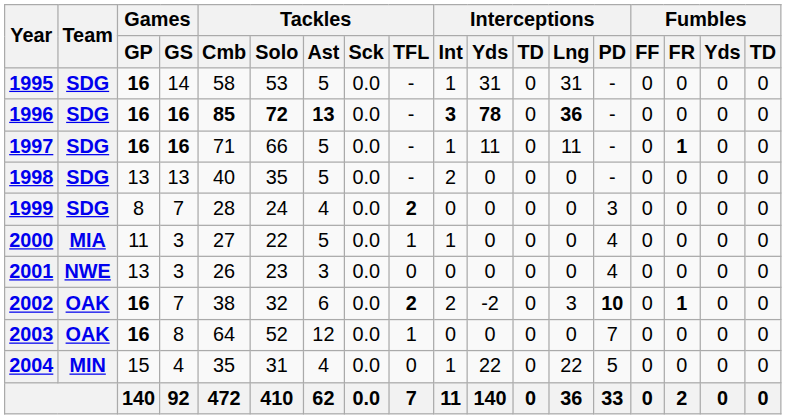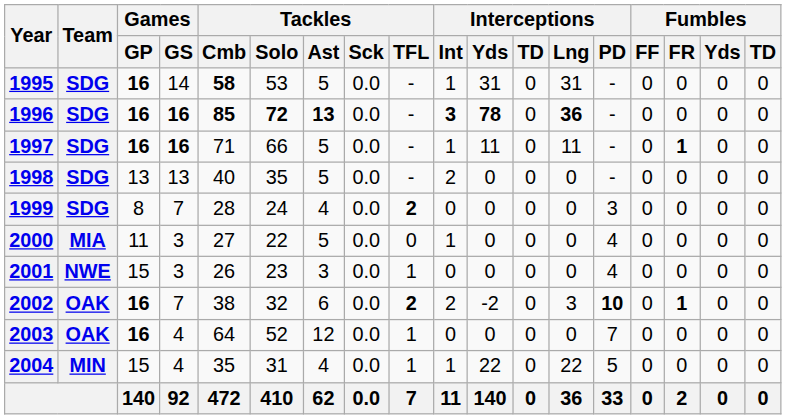(224, 83) normal -> (224, 83) bold
(411, 240) 1 -> (411, 240) 0
(139, 271) 13 -> (139, 271) 15
(411, 271) 0 -> (411, 271) 1
(179, 334) 8 -> (179, 334) 4
(411, 366) 0 -> (411, 366) 1
